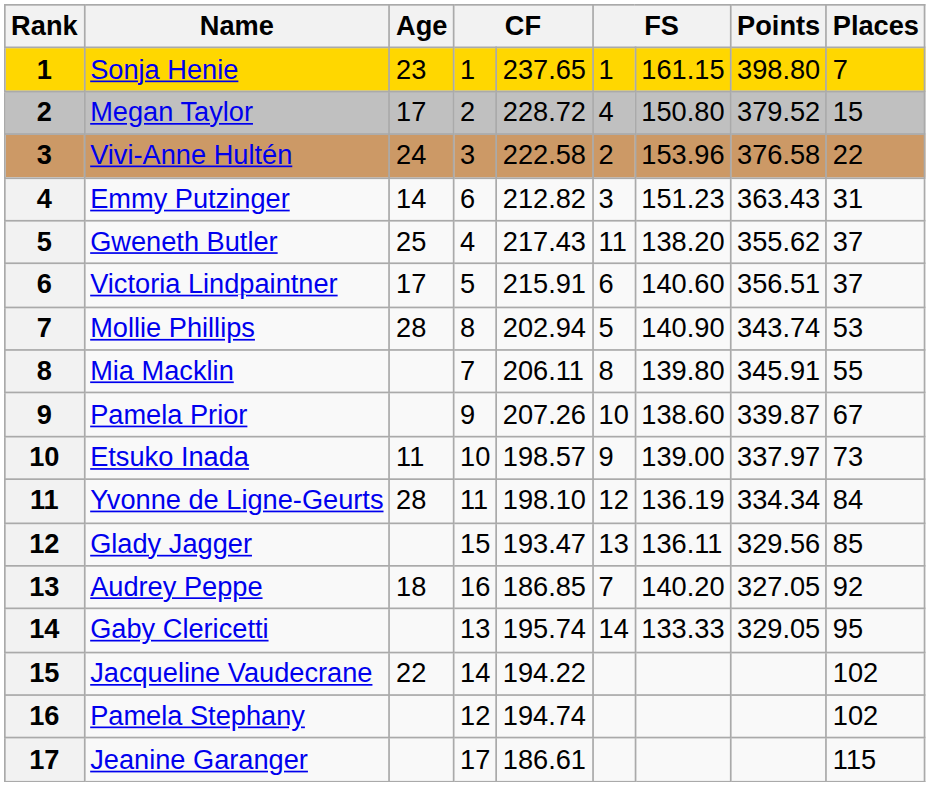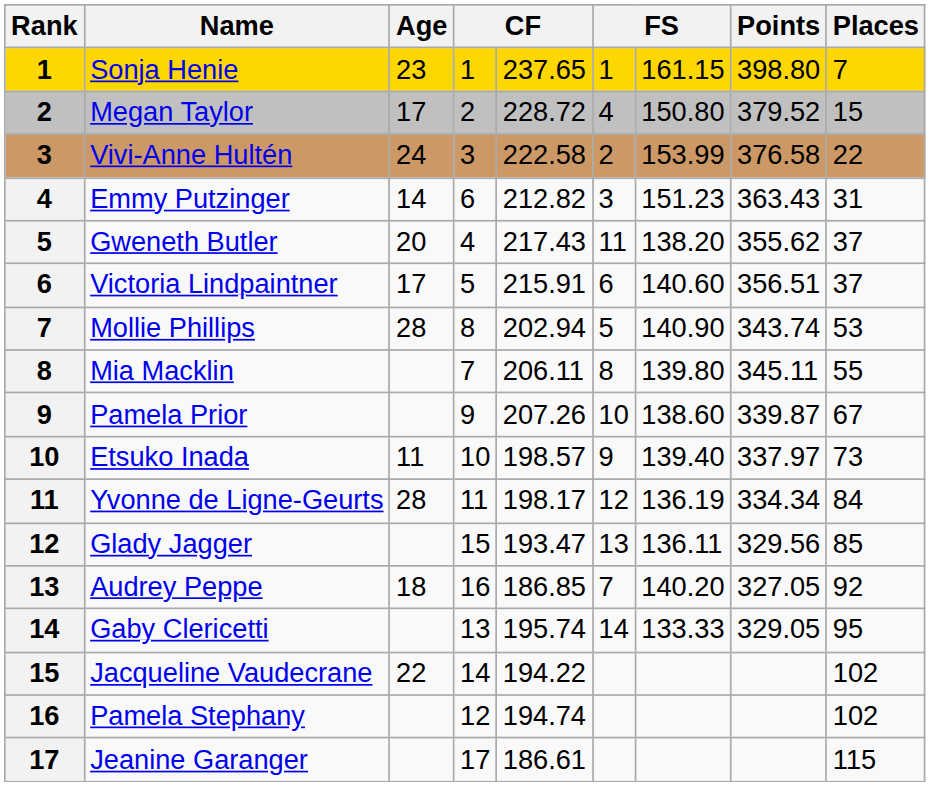(683, 155) 153.96 -> (683, 155) 153.99
(411, 241) 25 -> (411, 241) 20
(779, 371) 345.91 -> (778, 371) 345.11
(683, 457) 139.00 -> (683, 457) 139.40
(544, 500) 198.10 -> (544, 500) 198.17
